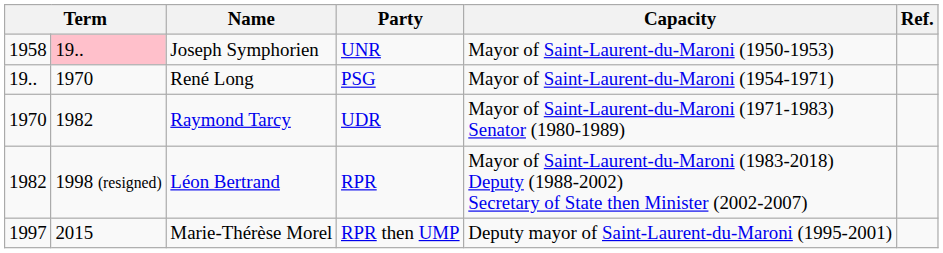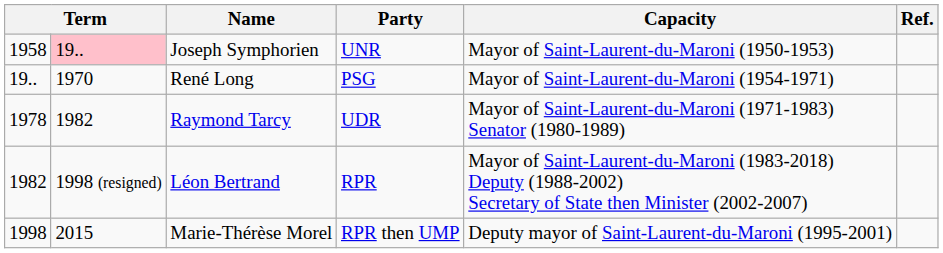(28, 119) 1970 -> (28, 119) 1978
(28, 232) 1997 -> (28, 232) 1998
